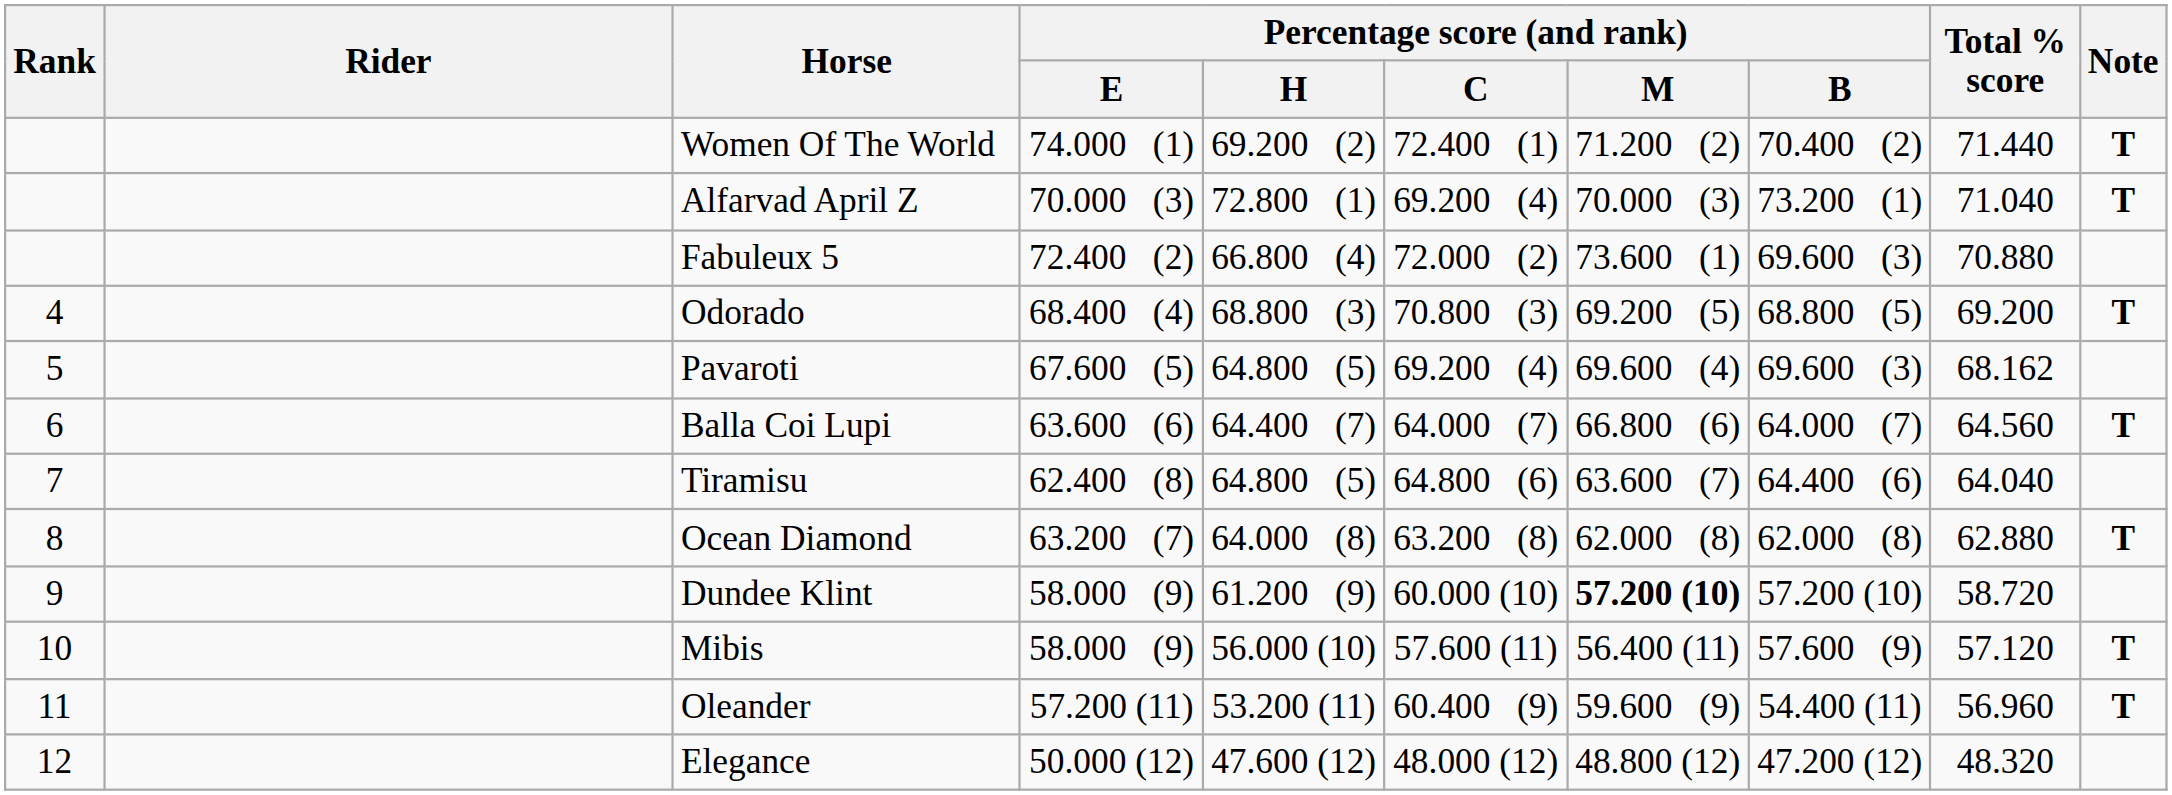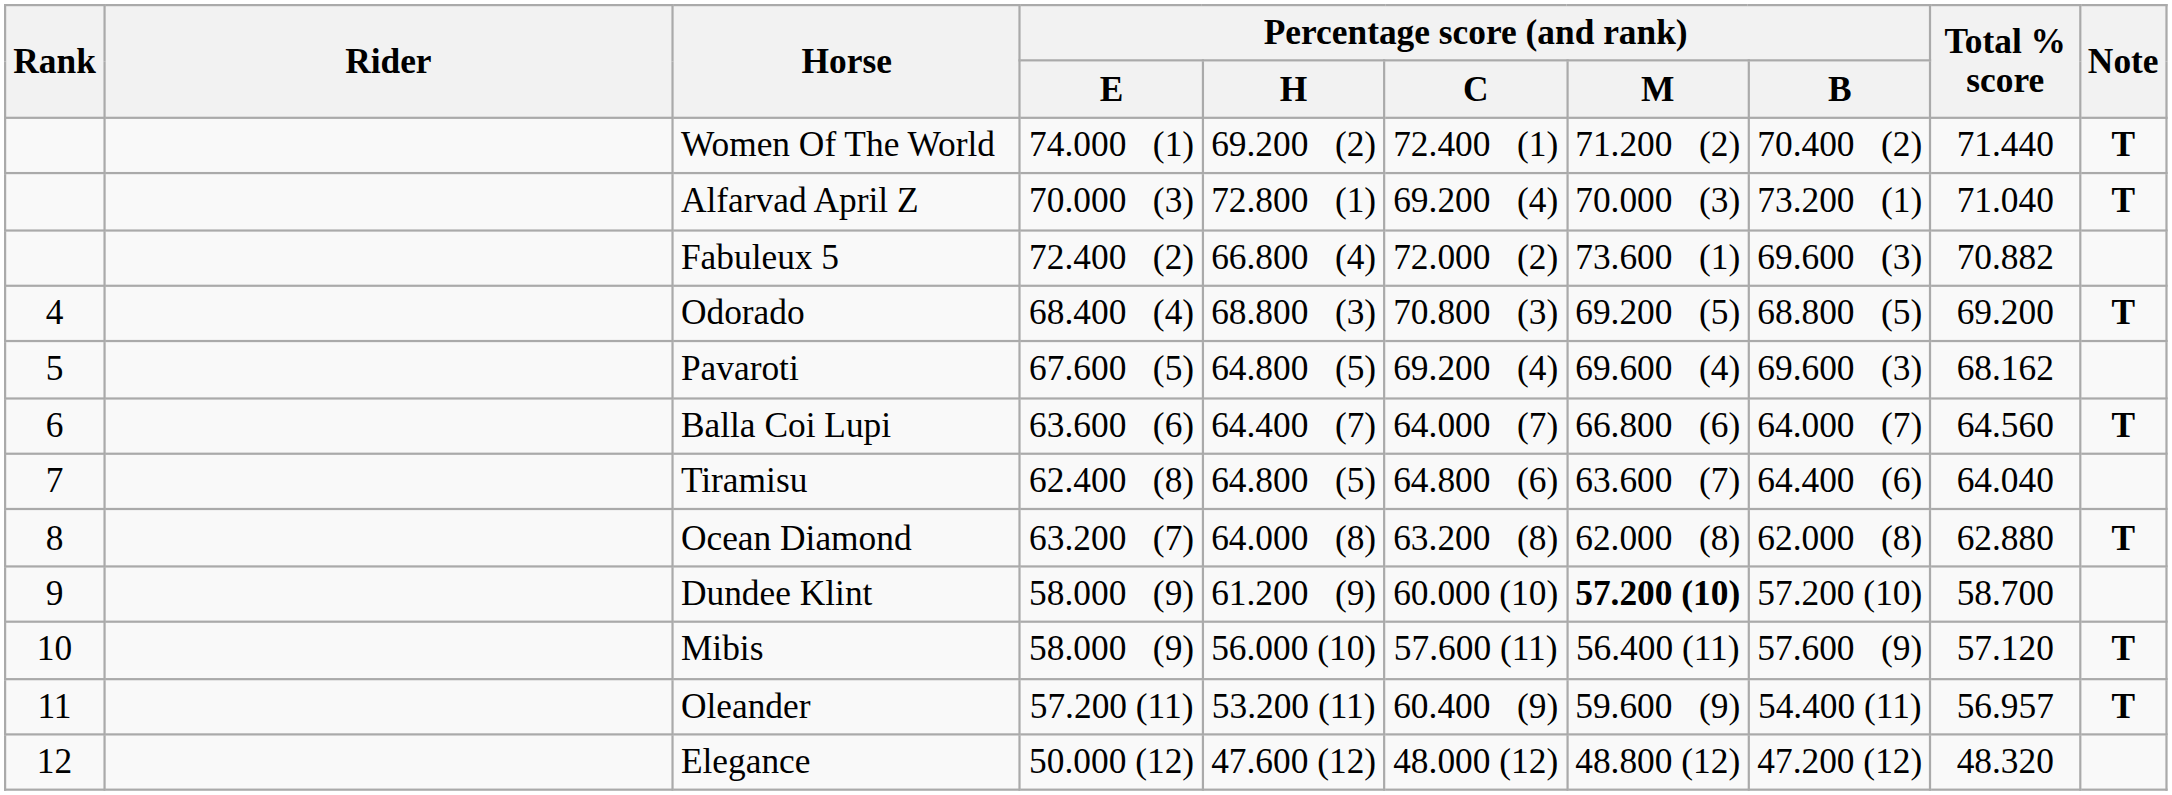(2005, 256) 70.880 -> (2005, 256) 70.882
(2005, 593) 58.720 -> (2005, 593) 58.700
(2005, 705) 56.960 -> (2005, 705) 56.957
